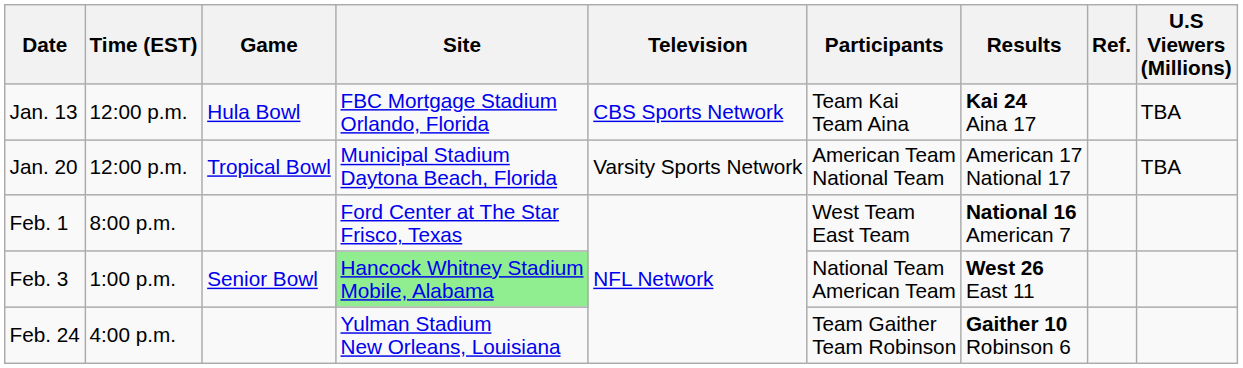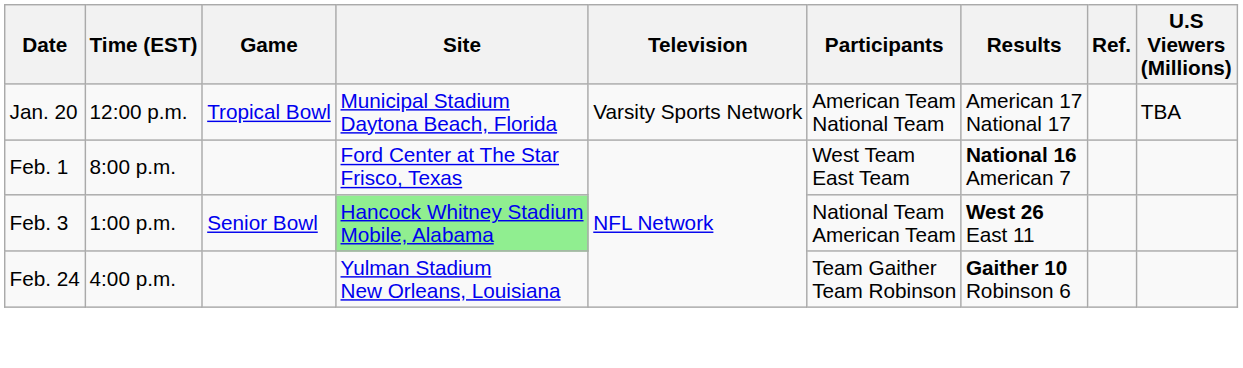- row: (44, 112)
